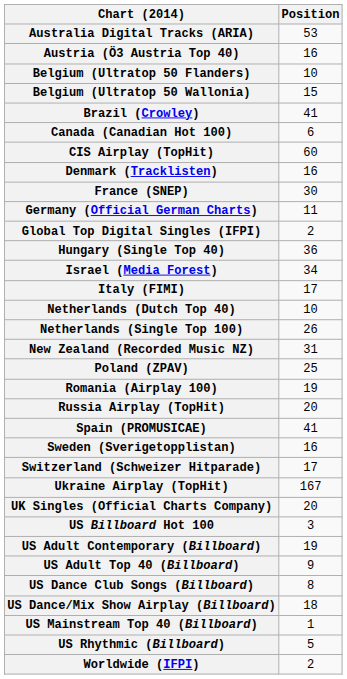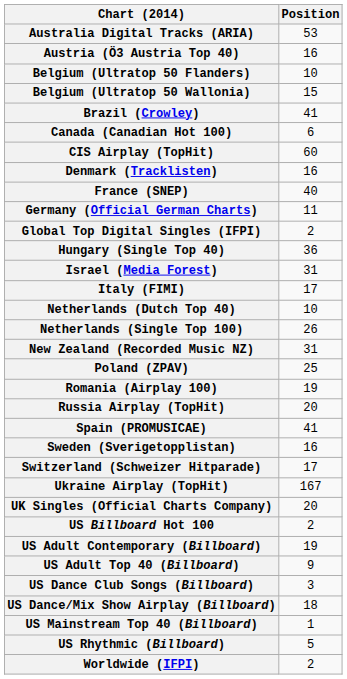(311, 192) 30 -> (311, 192) 40
(311, 270) 34 -> (311, 270) 31
(311, 527) 3 -> (311, 527) 2
(311, 586) 8 -> (311, 586) 3
